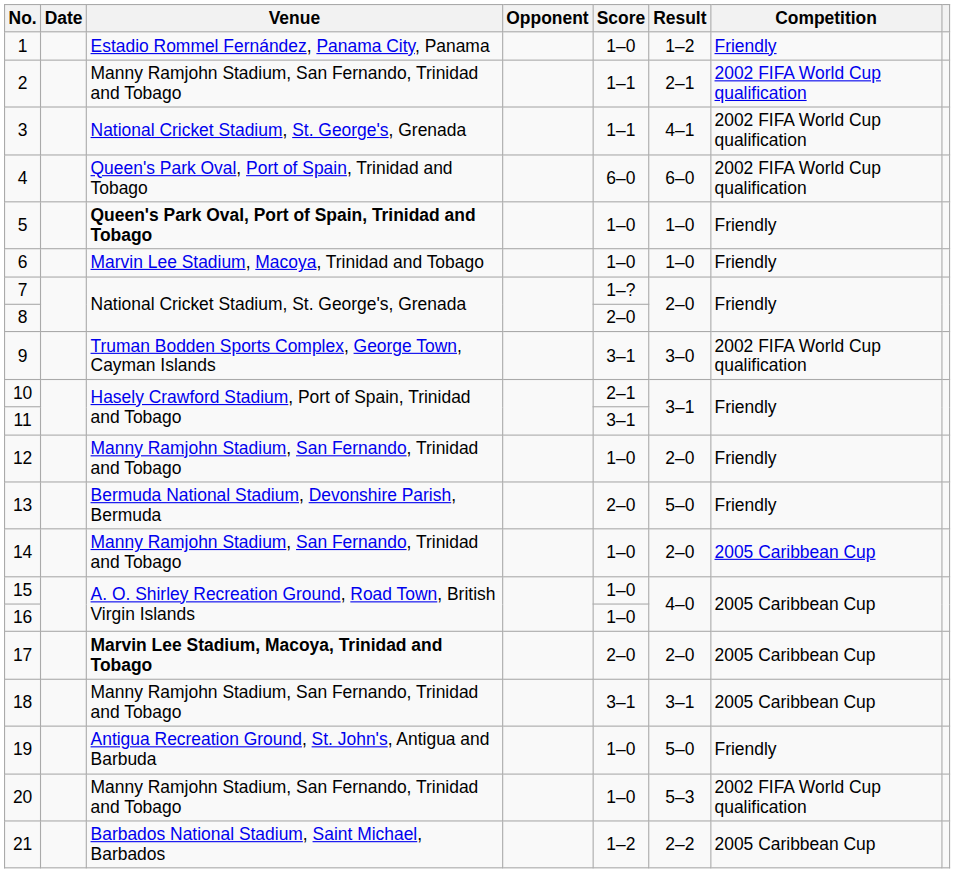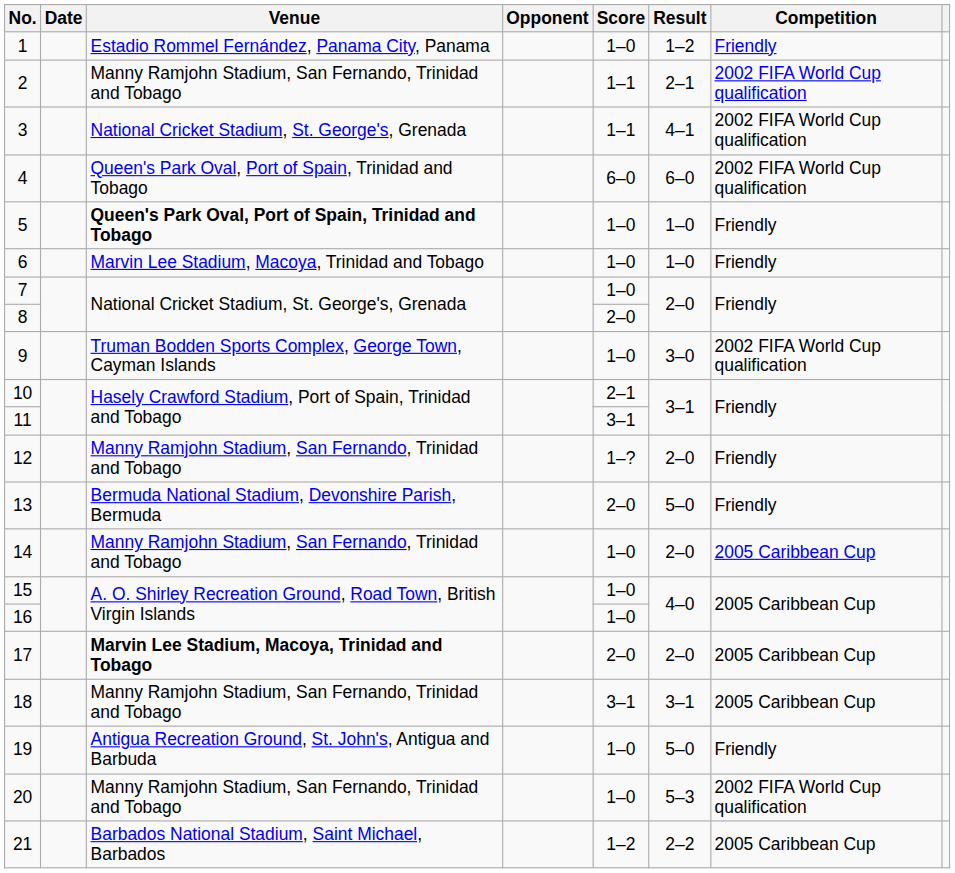(621, 290) 1–? -> (621, 290) 1–0
(621, 355) 3–1 -> (621, 355) 1–0
(621, 458) 1–0 -> (621, 458) 1–?
